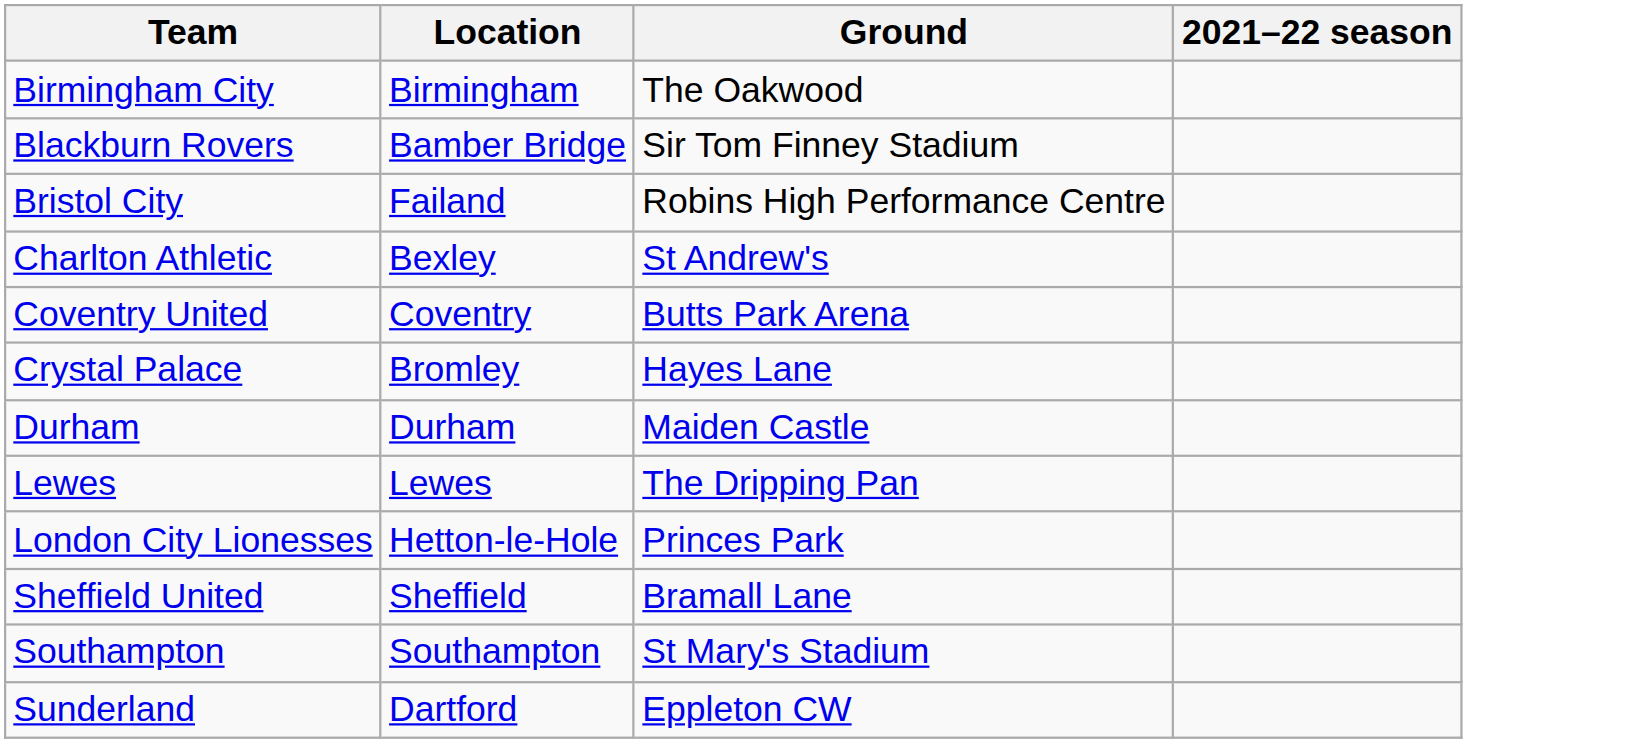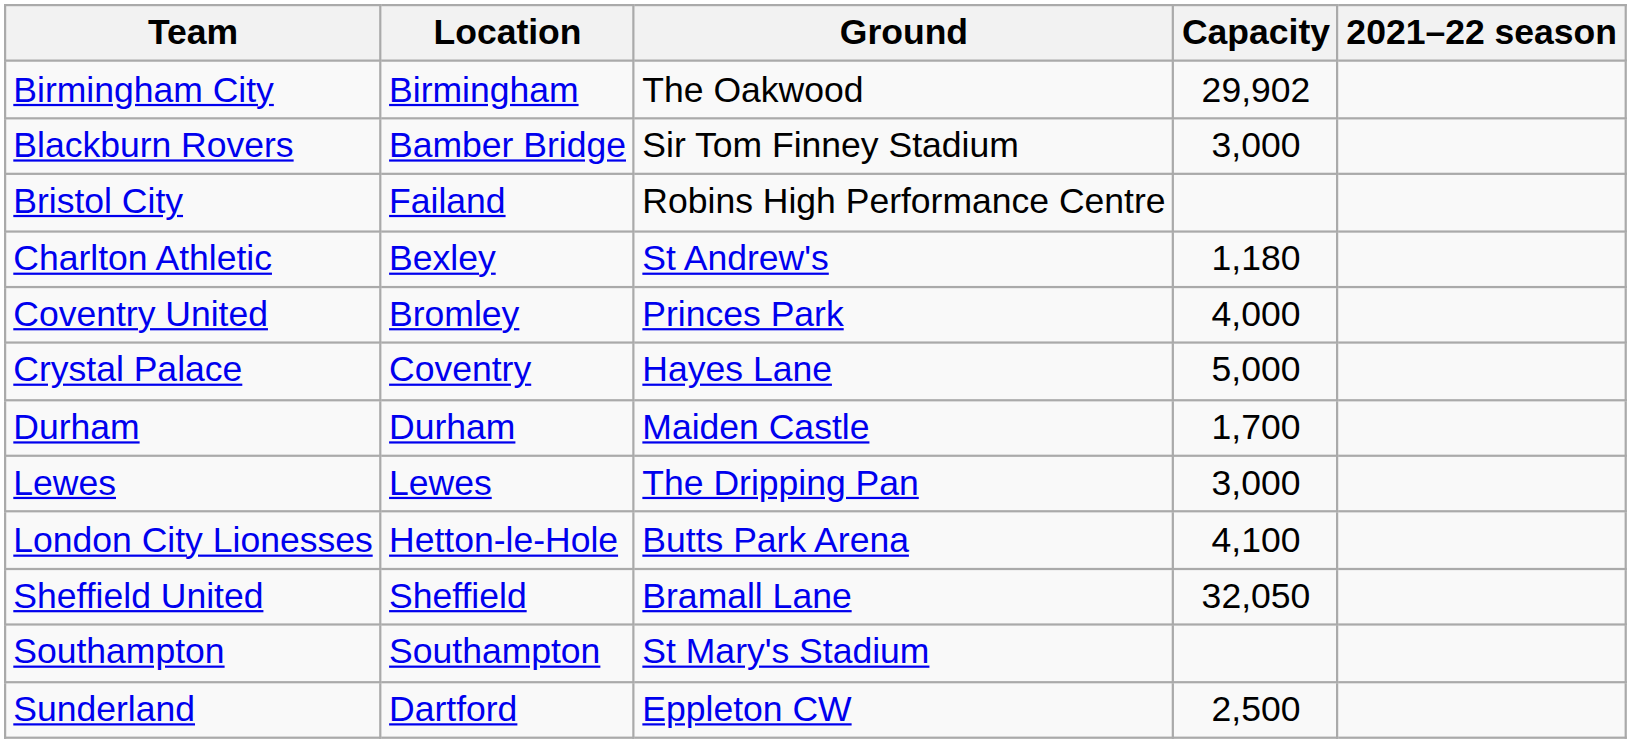+ column: (1256, 32)
(460, 314) Coventry -> (454, 314) Bromley
(776, 314) Butts Park Arena -> (743, 314) Princes Park
(454, 370) Bromley -> (460, 370) Coventry
(743, 539) Princes Park -> (776, 539) Butts Park Arena
